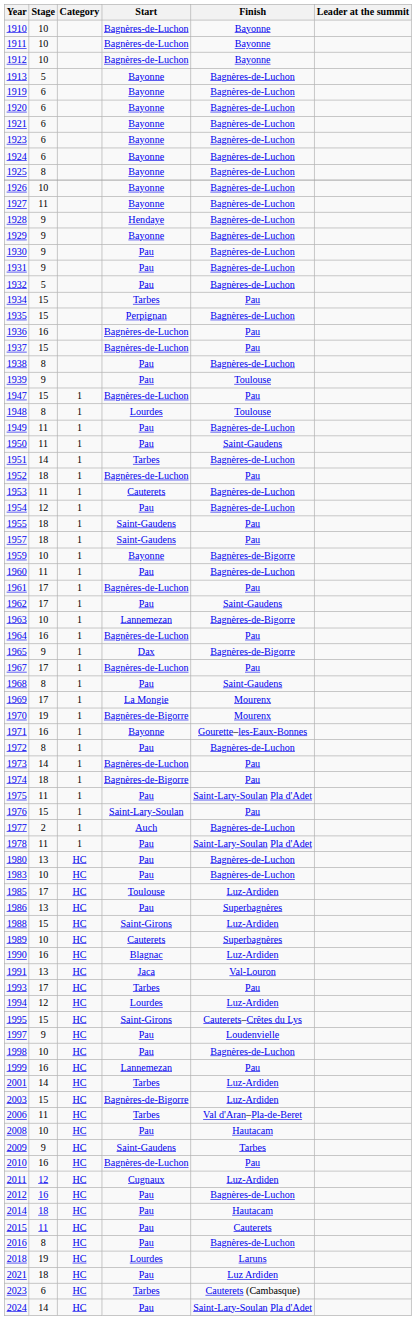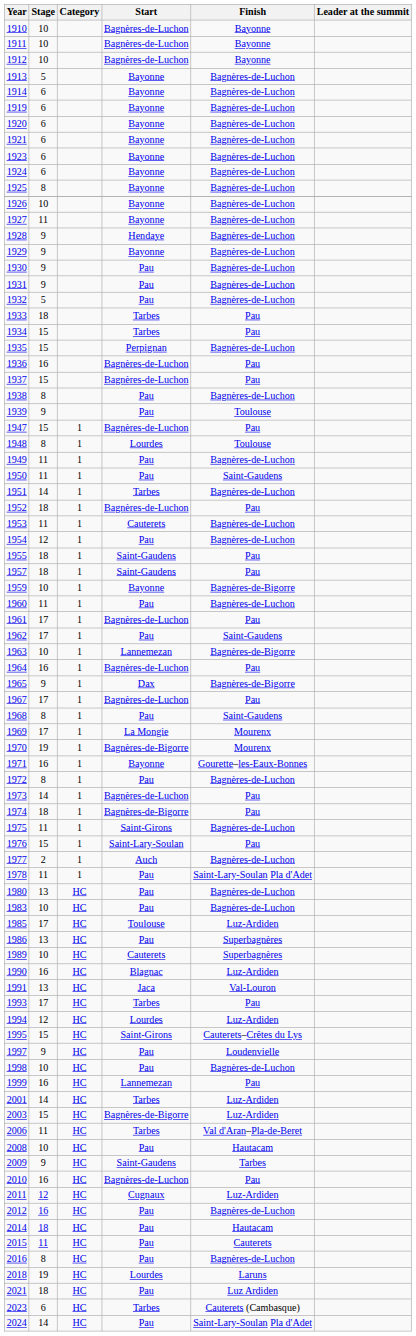+ row: (17, 92)
+ row: (17, 316)
(146, 795) Pau -> (146, 827) Saint-Girons
(253, 795) Saint-Lary-Soulan Pla d'Adet -> (253, 827) Bagnères-de-Luchon
- row: (17, 923)
